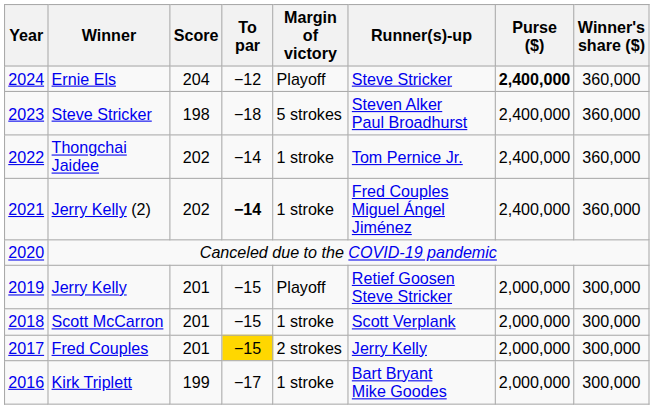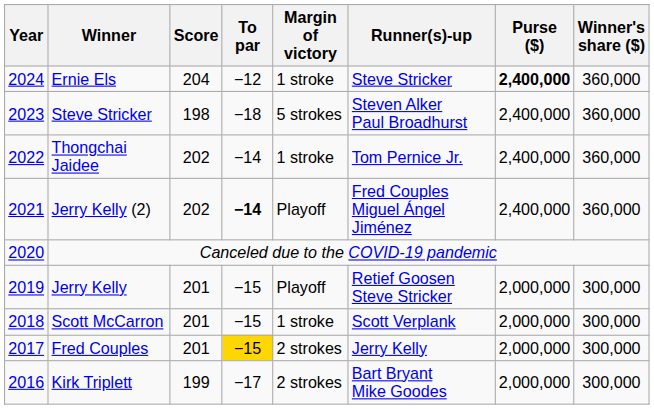(301, 79) Playoff -> (305, 79) 1 stroke
(305, 210) 1 stroke -> (301, 210) Playoff
(305, 382) 1 stroke -> (309, 382) 2 strokes
